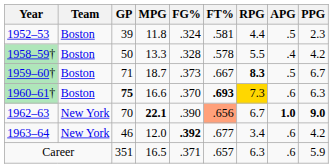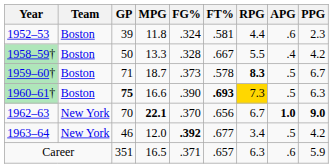(291, 34) .5 -> (291, 34) .6
(223, 54) .578 -> (223, 54) .667
(223, 73) .667 -> (223, 73) .578
(190, 93) .370 -> (190, 93) .390
(291, 93) .6 -> (291, 93) .5
(190, 113) .390 -> (190, 113) .370
(223, 113) lightsalmon background -> (223, 113) no background
(291, 133) .6 -> (291, 133) .5
